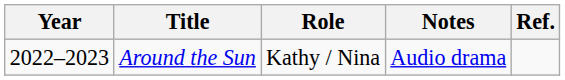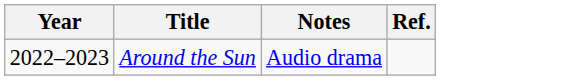- column: (323, 22)
